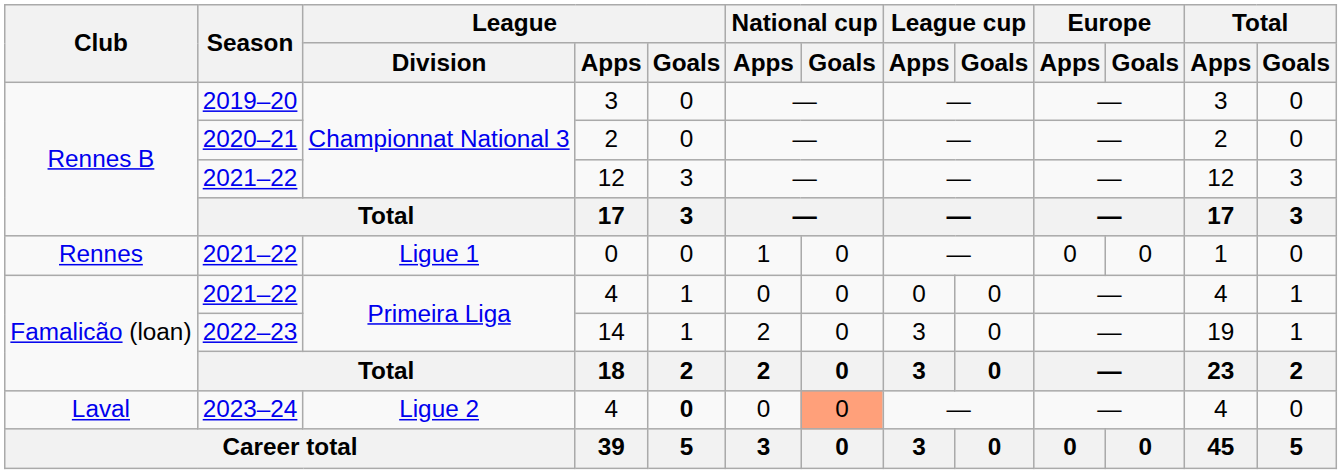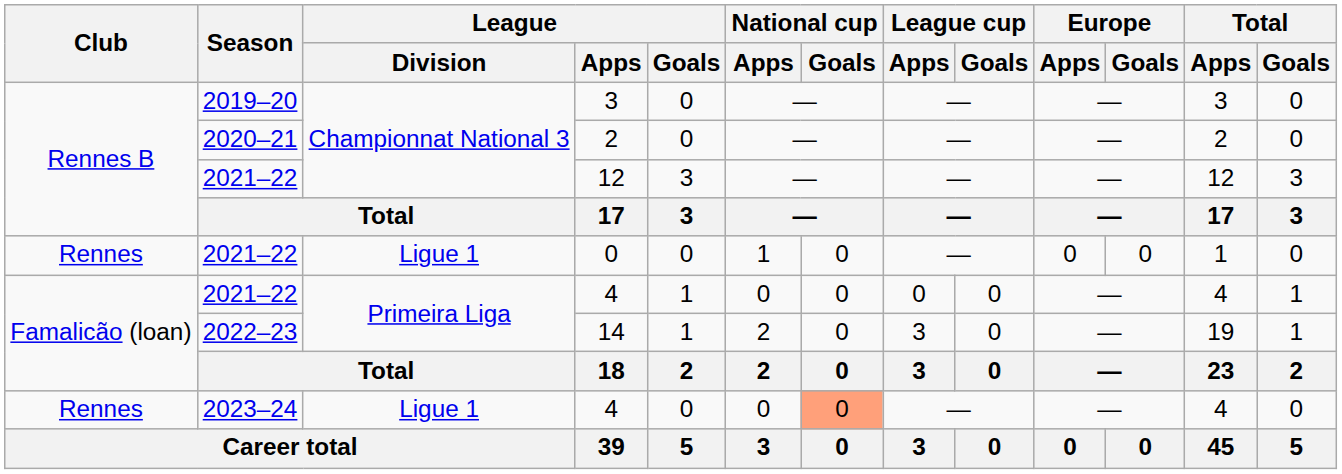(101, 409) Laval -> (101, 409) Rennes
(439, 409) Ligue 2 -> (439, 409) Ligue 1
(687, 409) bold -> (687, 409) normal
